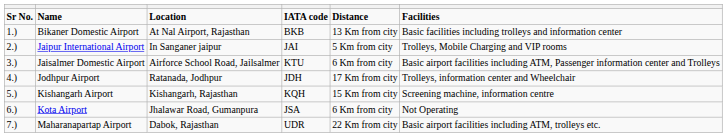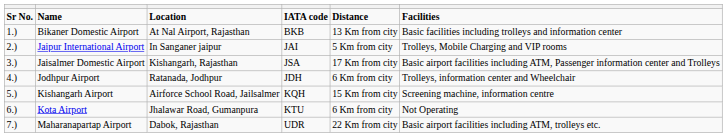(214, 63) Airforce School Road, Jailsalmer -> (193, 63) Kishangarh, Rajasthan
(294, 63) KTU -> (292, 63) JSA
(362, 63) 6 Km from city -> (365, 63) 17 Km from city
(365, 78) 17 Km from city -> (362, 78) 6 Km from city
(193, 94) Kishangarh, Rajasthan -> (214, 94) Airforce School Road, Jailsalmer
(292, 109) JSA -> (294, 109) KTU
